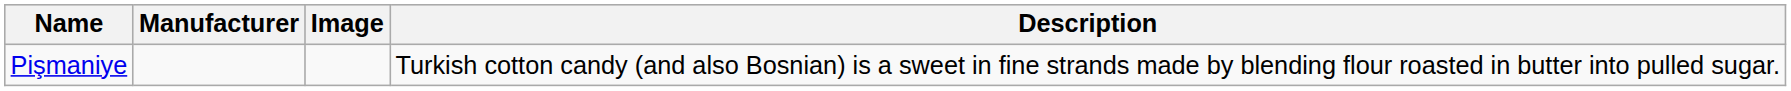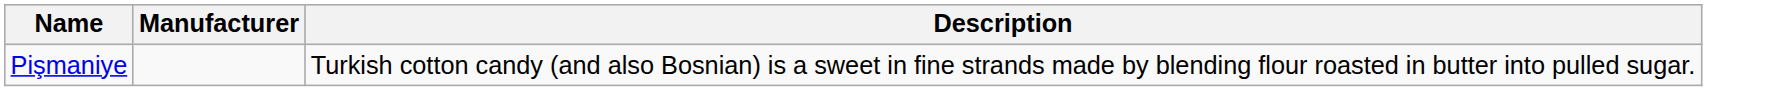- column: (347, 24)
